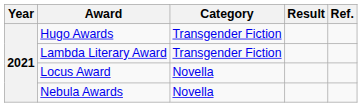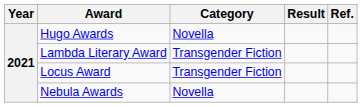(227, 33) Transgender Fiction -> (193, 33) Novella
(193, 72) Novella -> (227, 72) Transgender Fiction
